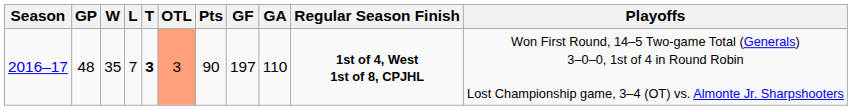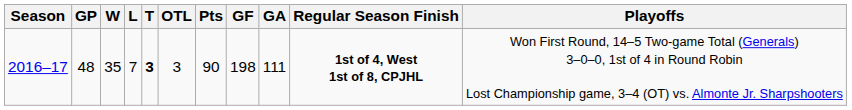(177, 66) lightsalmon background -> (177, 66) no background
(243, 66) 197 -> (243, 66) 198
(275, 66) 110 -> (274, 66) 111
